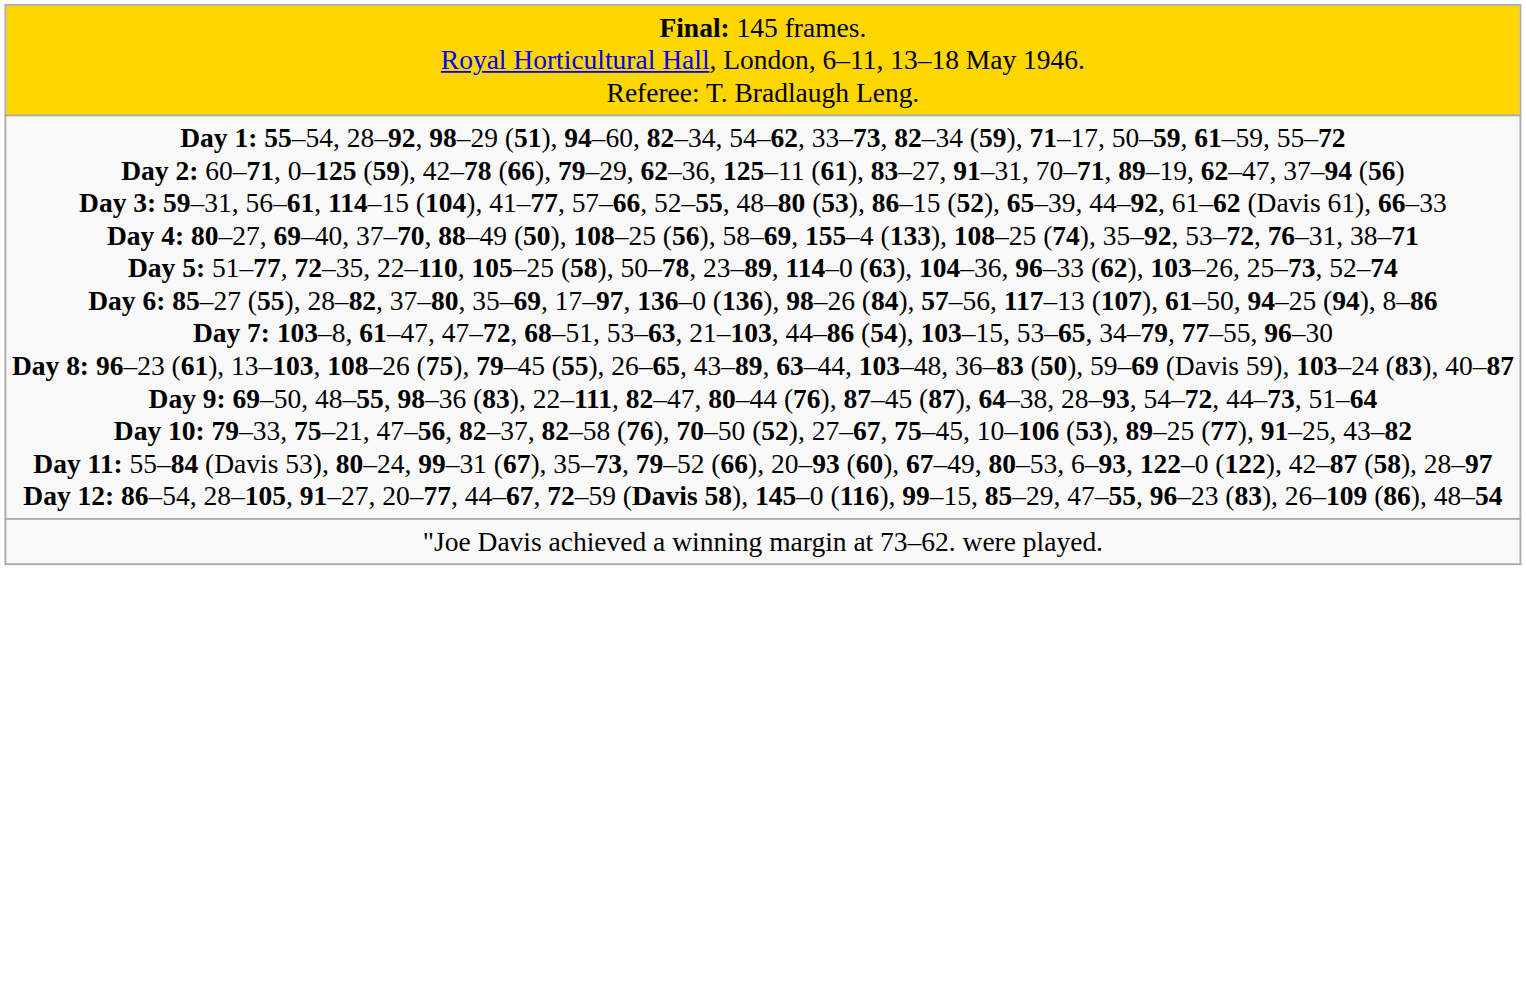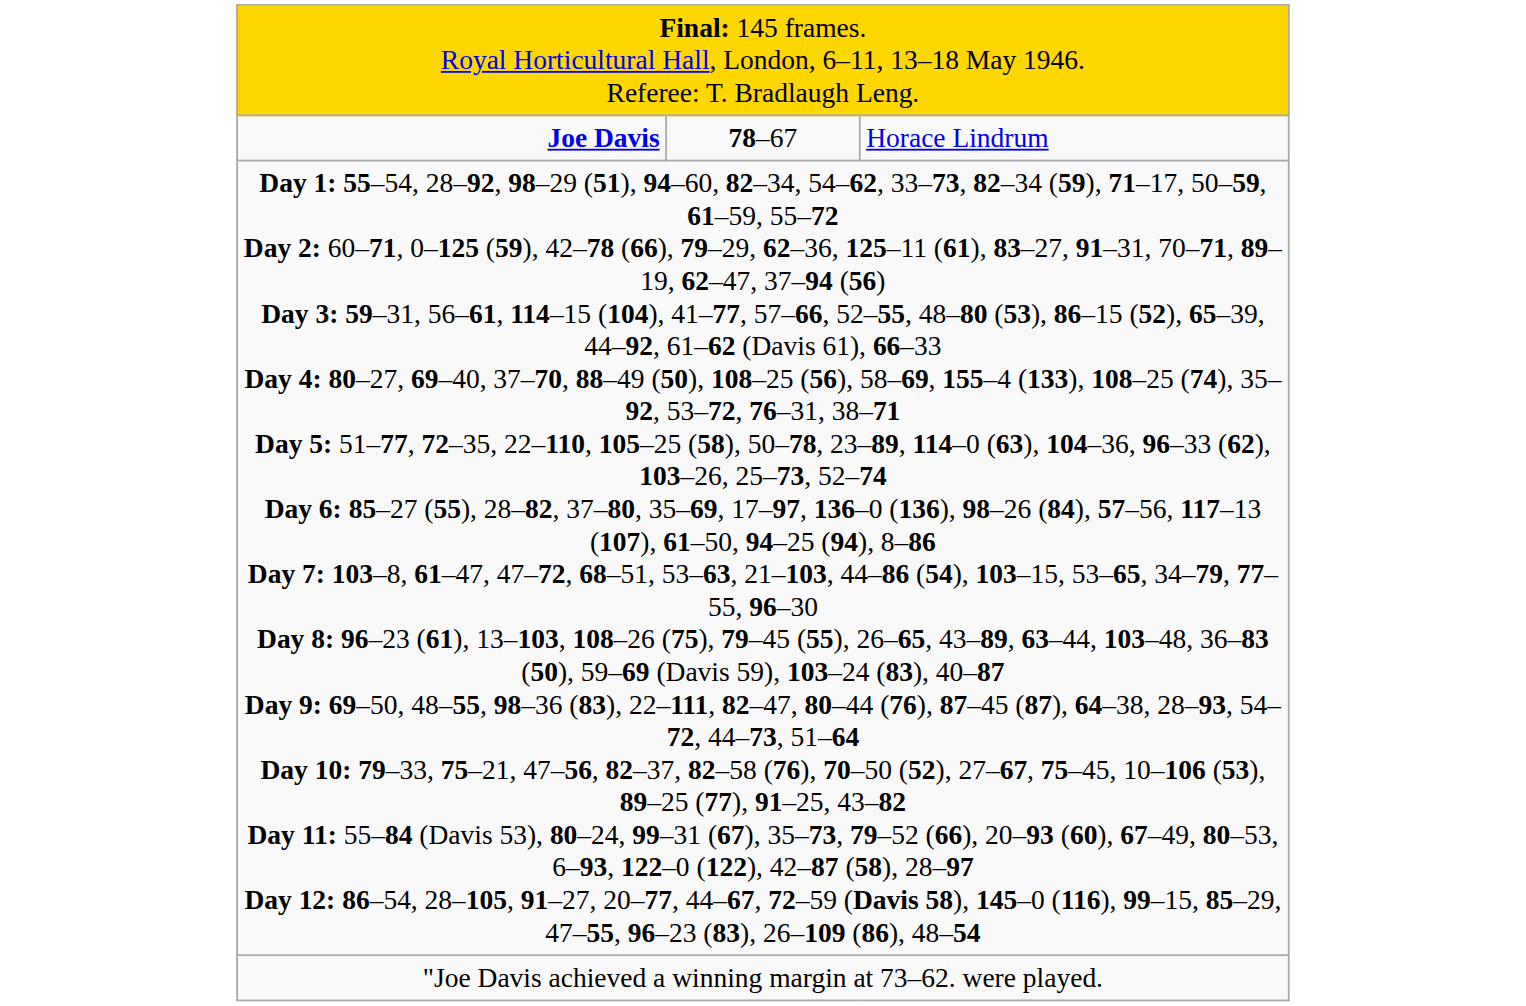+ row: (604, 137)
